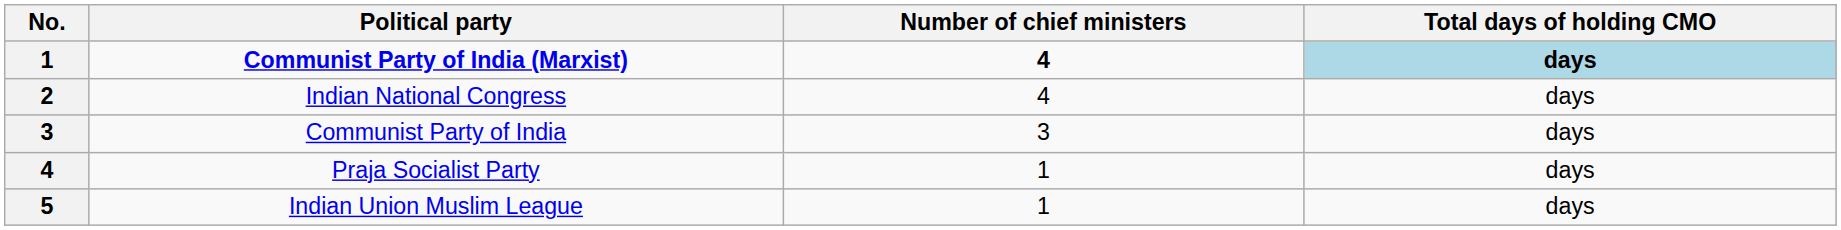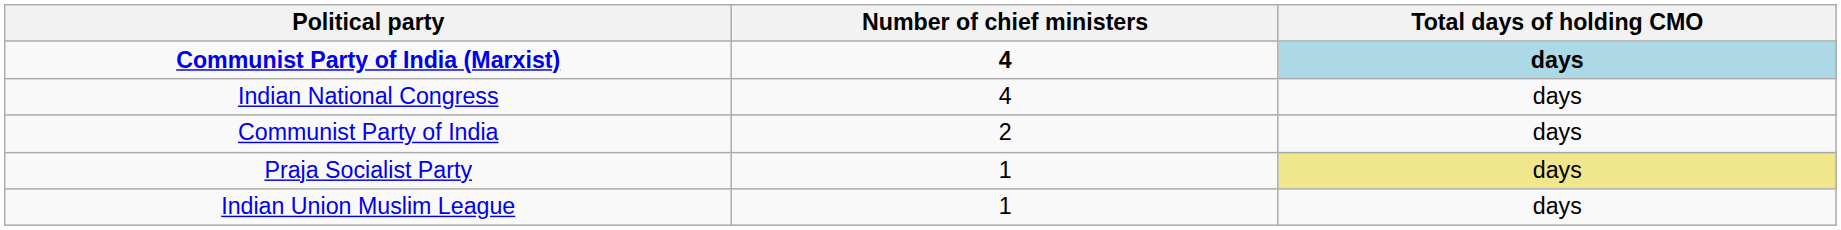- column: (47, 22)
(1043, 133) 3 -> (1005, 133) 2
(1570, 170) no background -> (1557, 170) khaki background
